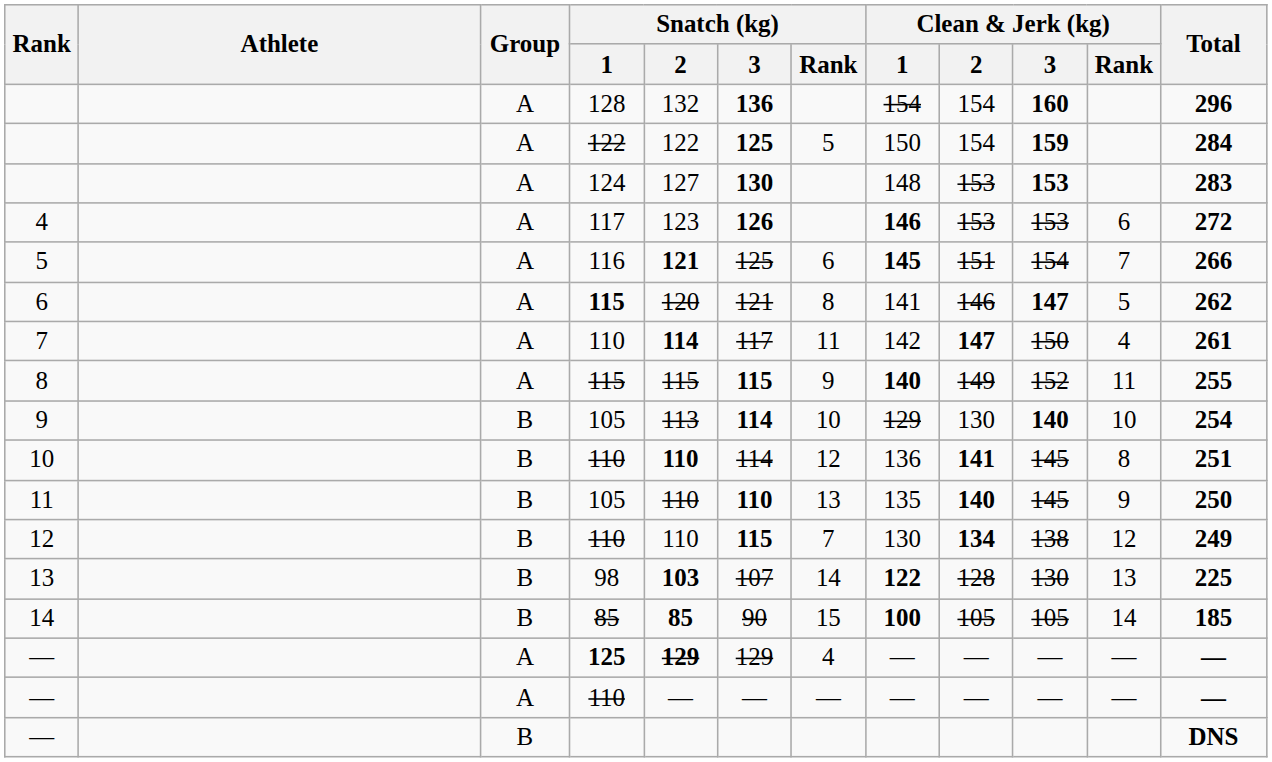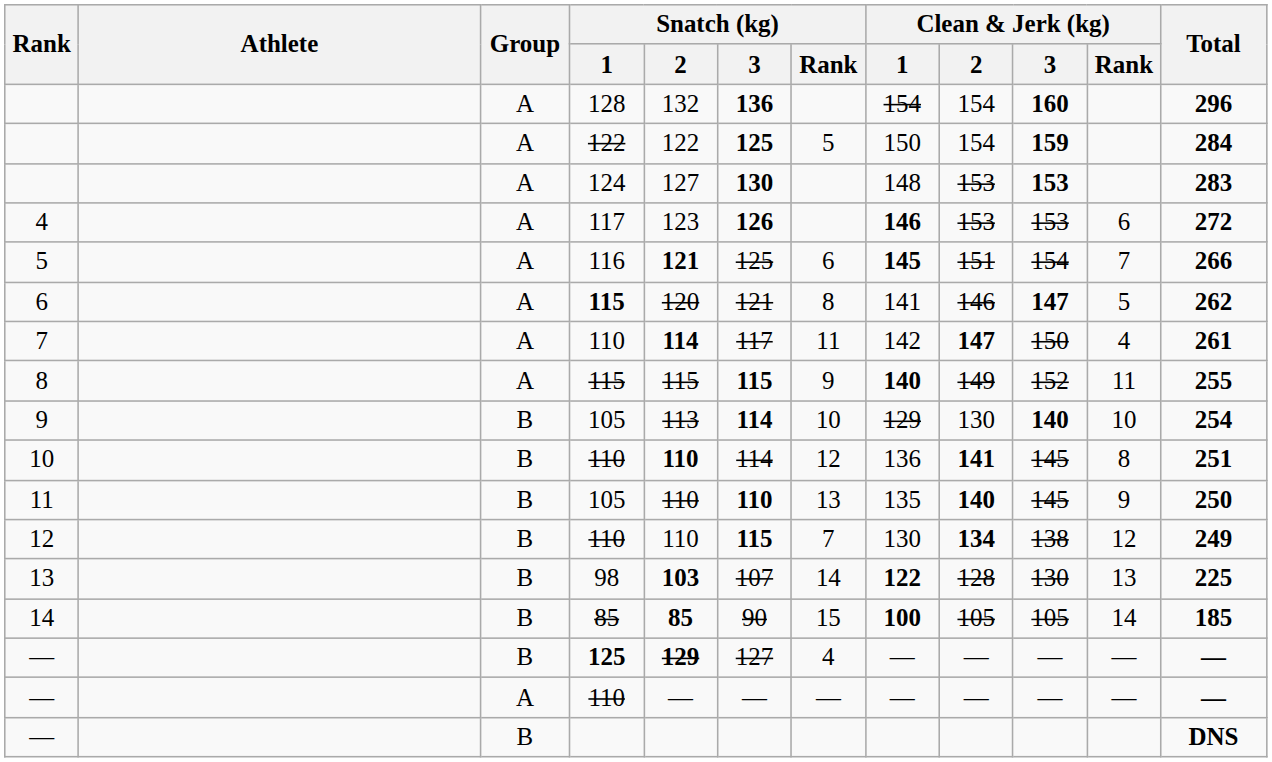(525, 657) A -> (525, 657) B
(754, 657) 129 -> (754, 657) 127
